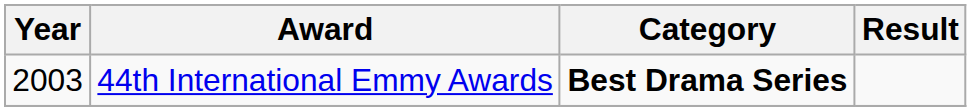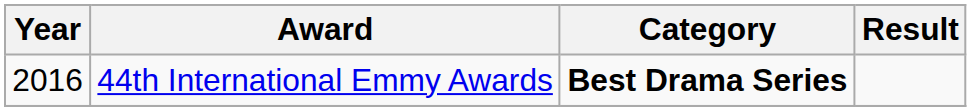(48, 79) 2003 -> (48, 79) 2016
